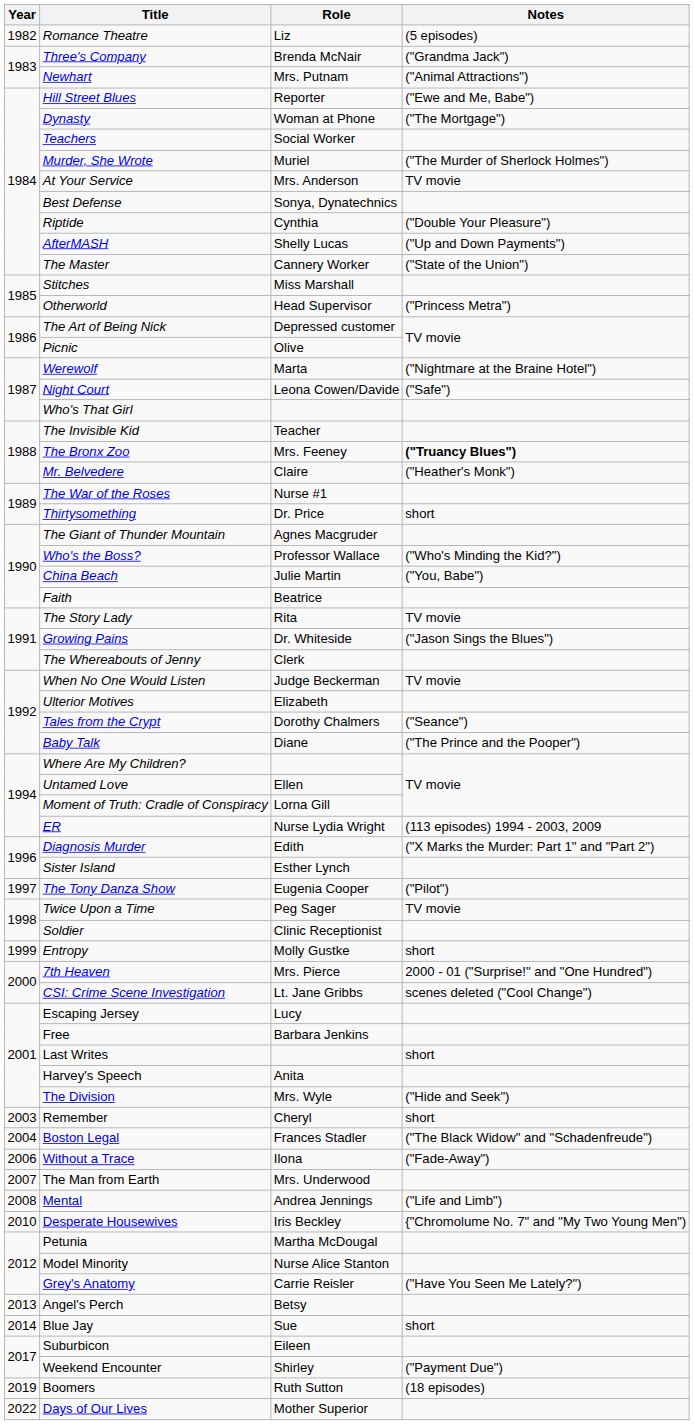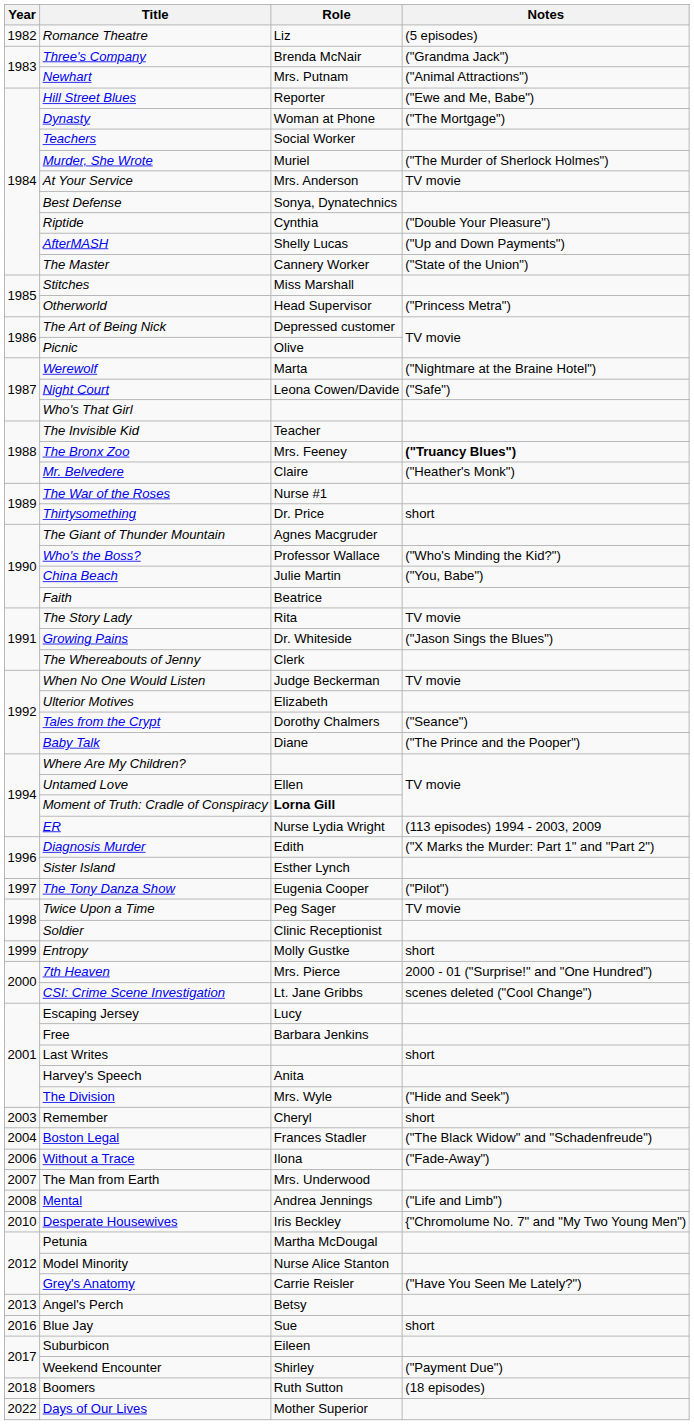(302, 805) normal -> (304, 805) bold
(22, 1325) 2014 -> (22, 1325) 2016
(22, 1388) 2019 -> (22, 1388) 2018
